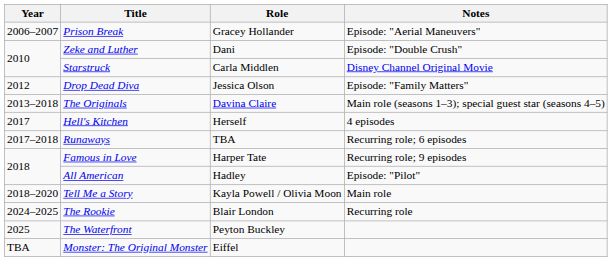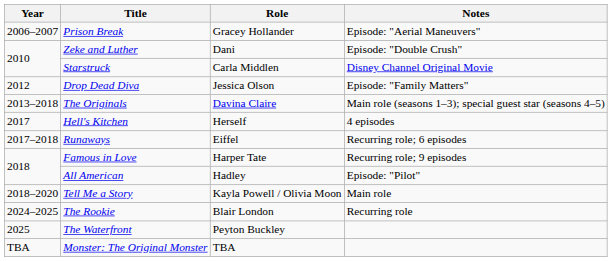(224, 139) TBA -> (226, 139) Eiffel
(226, 247) Eiffel -> (224, 247) TBA
